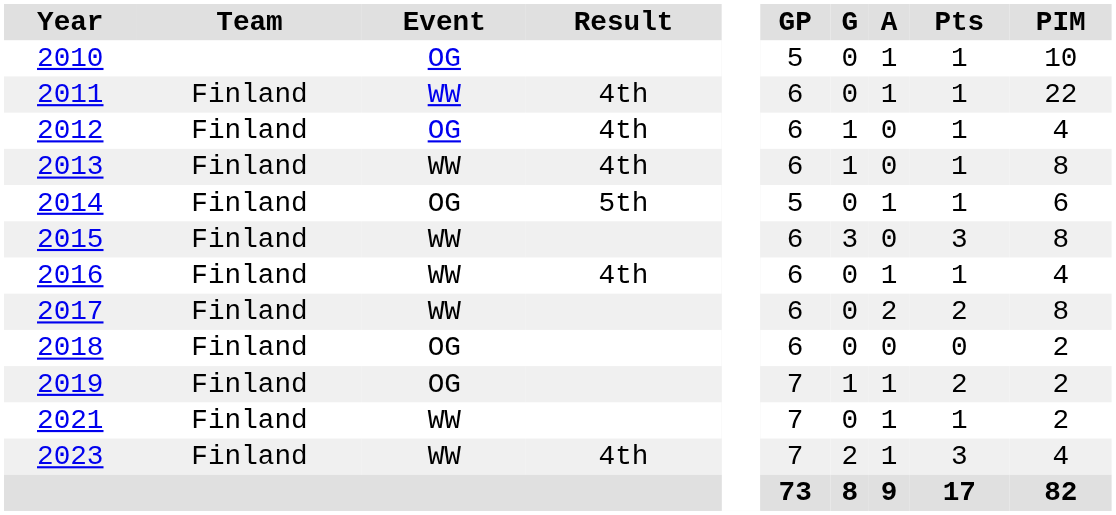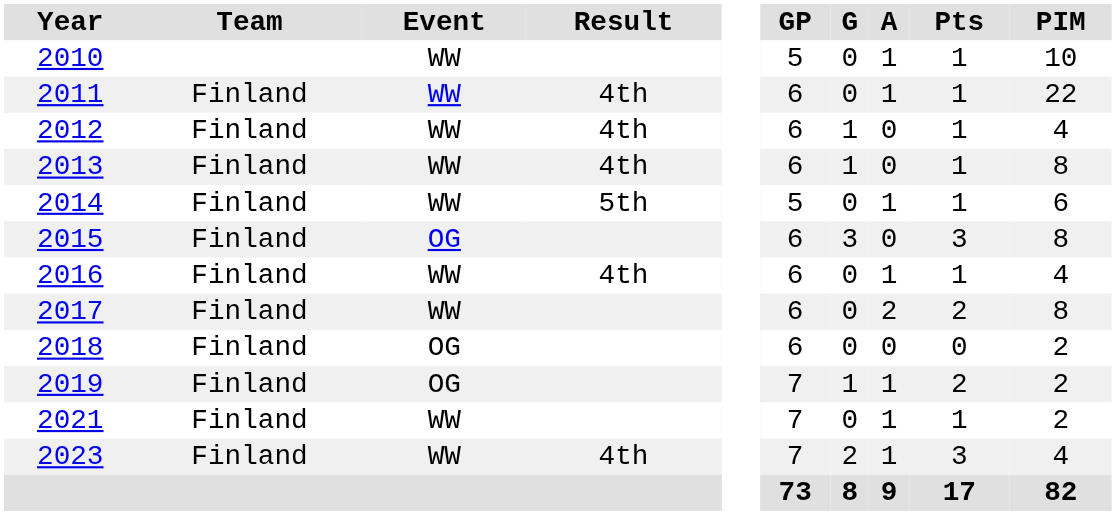(444, 58) OG -> (444, 58) WW
(444, 131) OG -> (444, 131) WW
(444, 203) OG -> (444, 203) WW
(444, 239) WW -> (444, 239) OG
